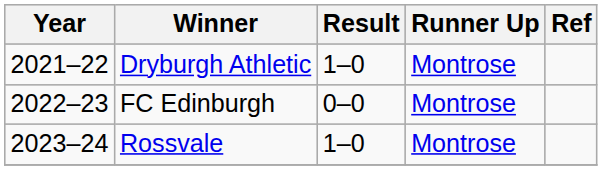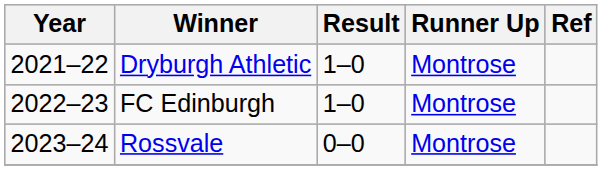(344, 104) 0–0 -> (344, 104) 1–0
(344, 143) 1–0 -> (344, 143) 0–0
